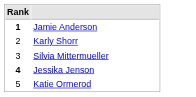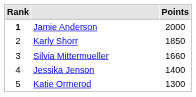+ column: (175, 12)
(18, 70) bold -> (18, 70) normal
